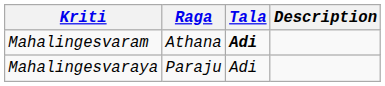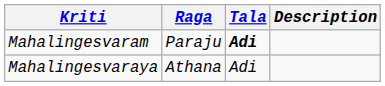(194, 43) Athana -> (194, 43) Paraju
(194, 68) Paraju -> (194, 68) Athana
